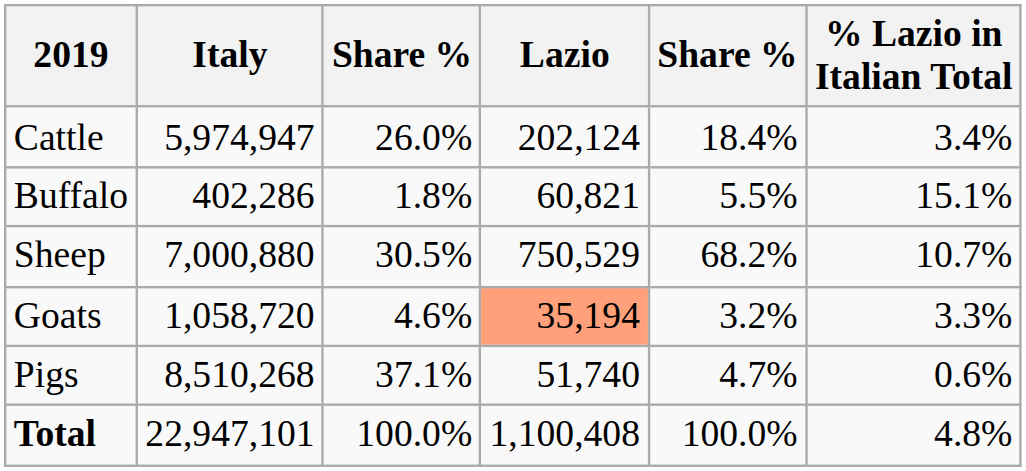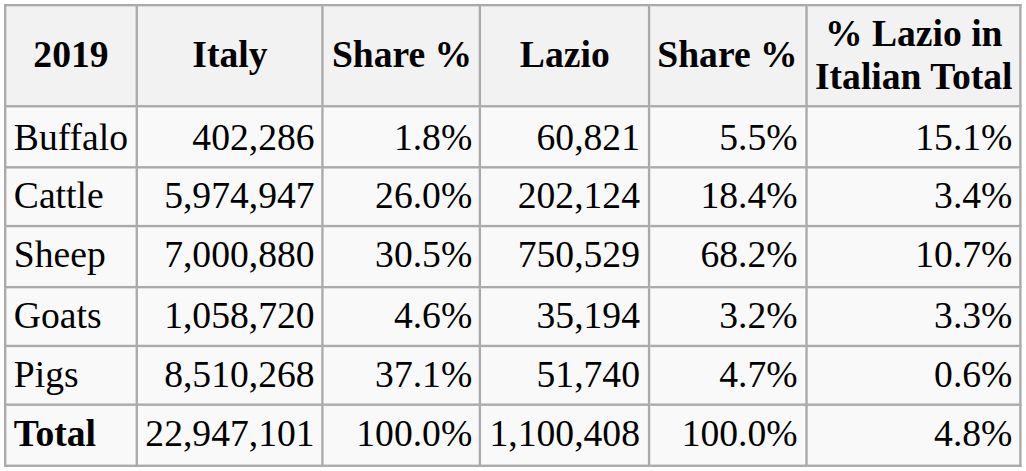rows swapped: (59, 136) <-> (71, 195)
(588, 315) lightsalmon background -> (588, 315) no background
